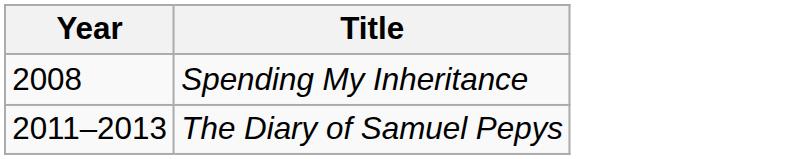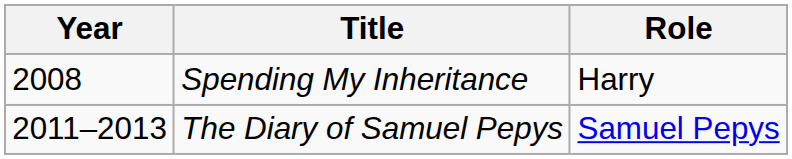+ column: (679, 29)
